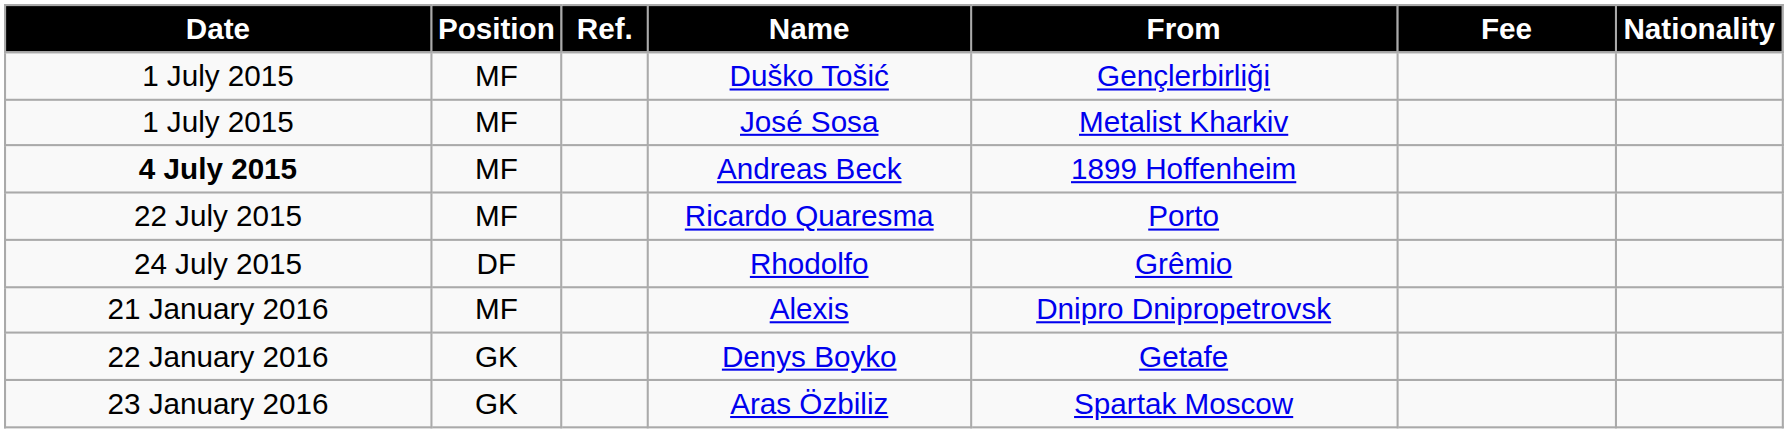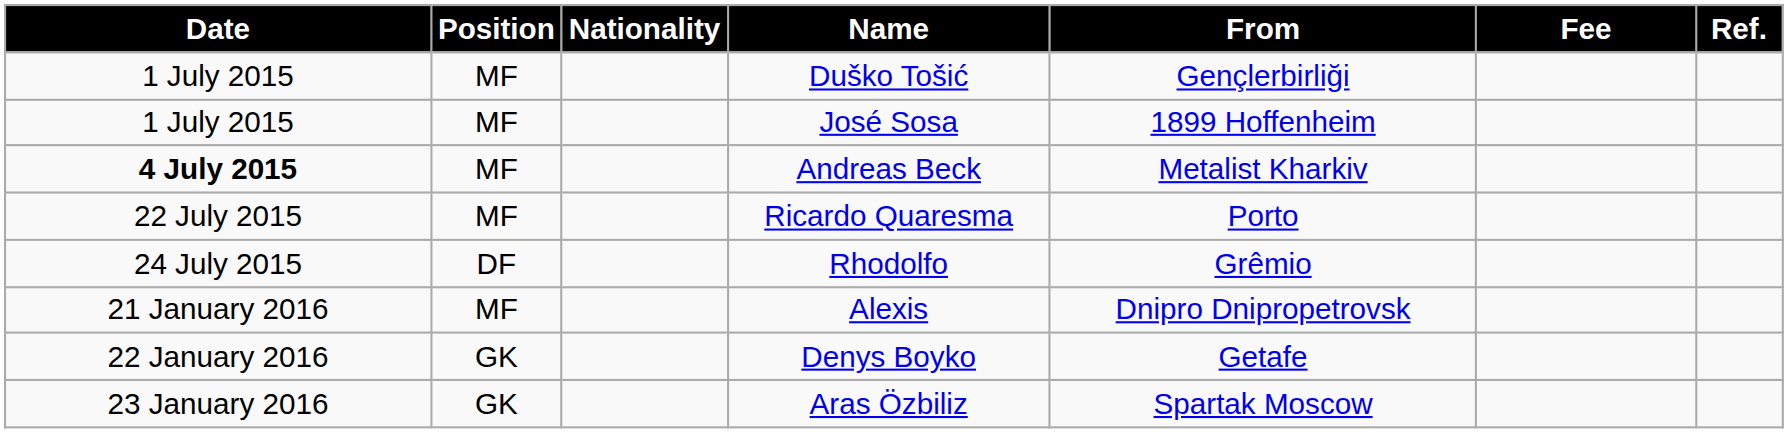columns swapped: (1699, 29) <-> (605, 29)
(1184, 123) Metalist Kharkiv -> (1263, 123) 1899 Hoffenheim
(1184, 169) 1899 Hoffenheim -> (1263, 169) Metalist Kharkiv
